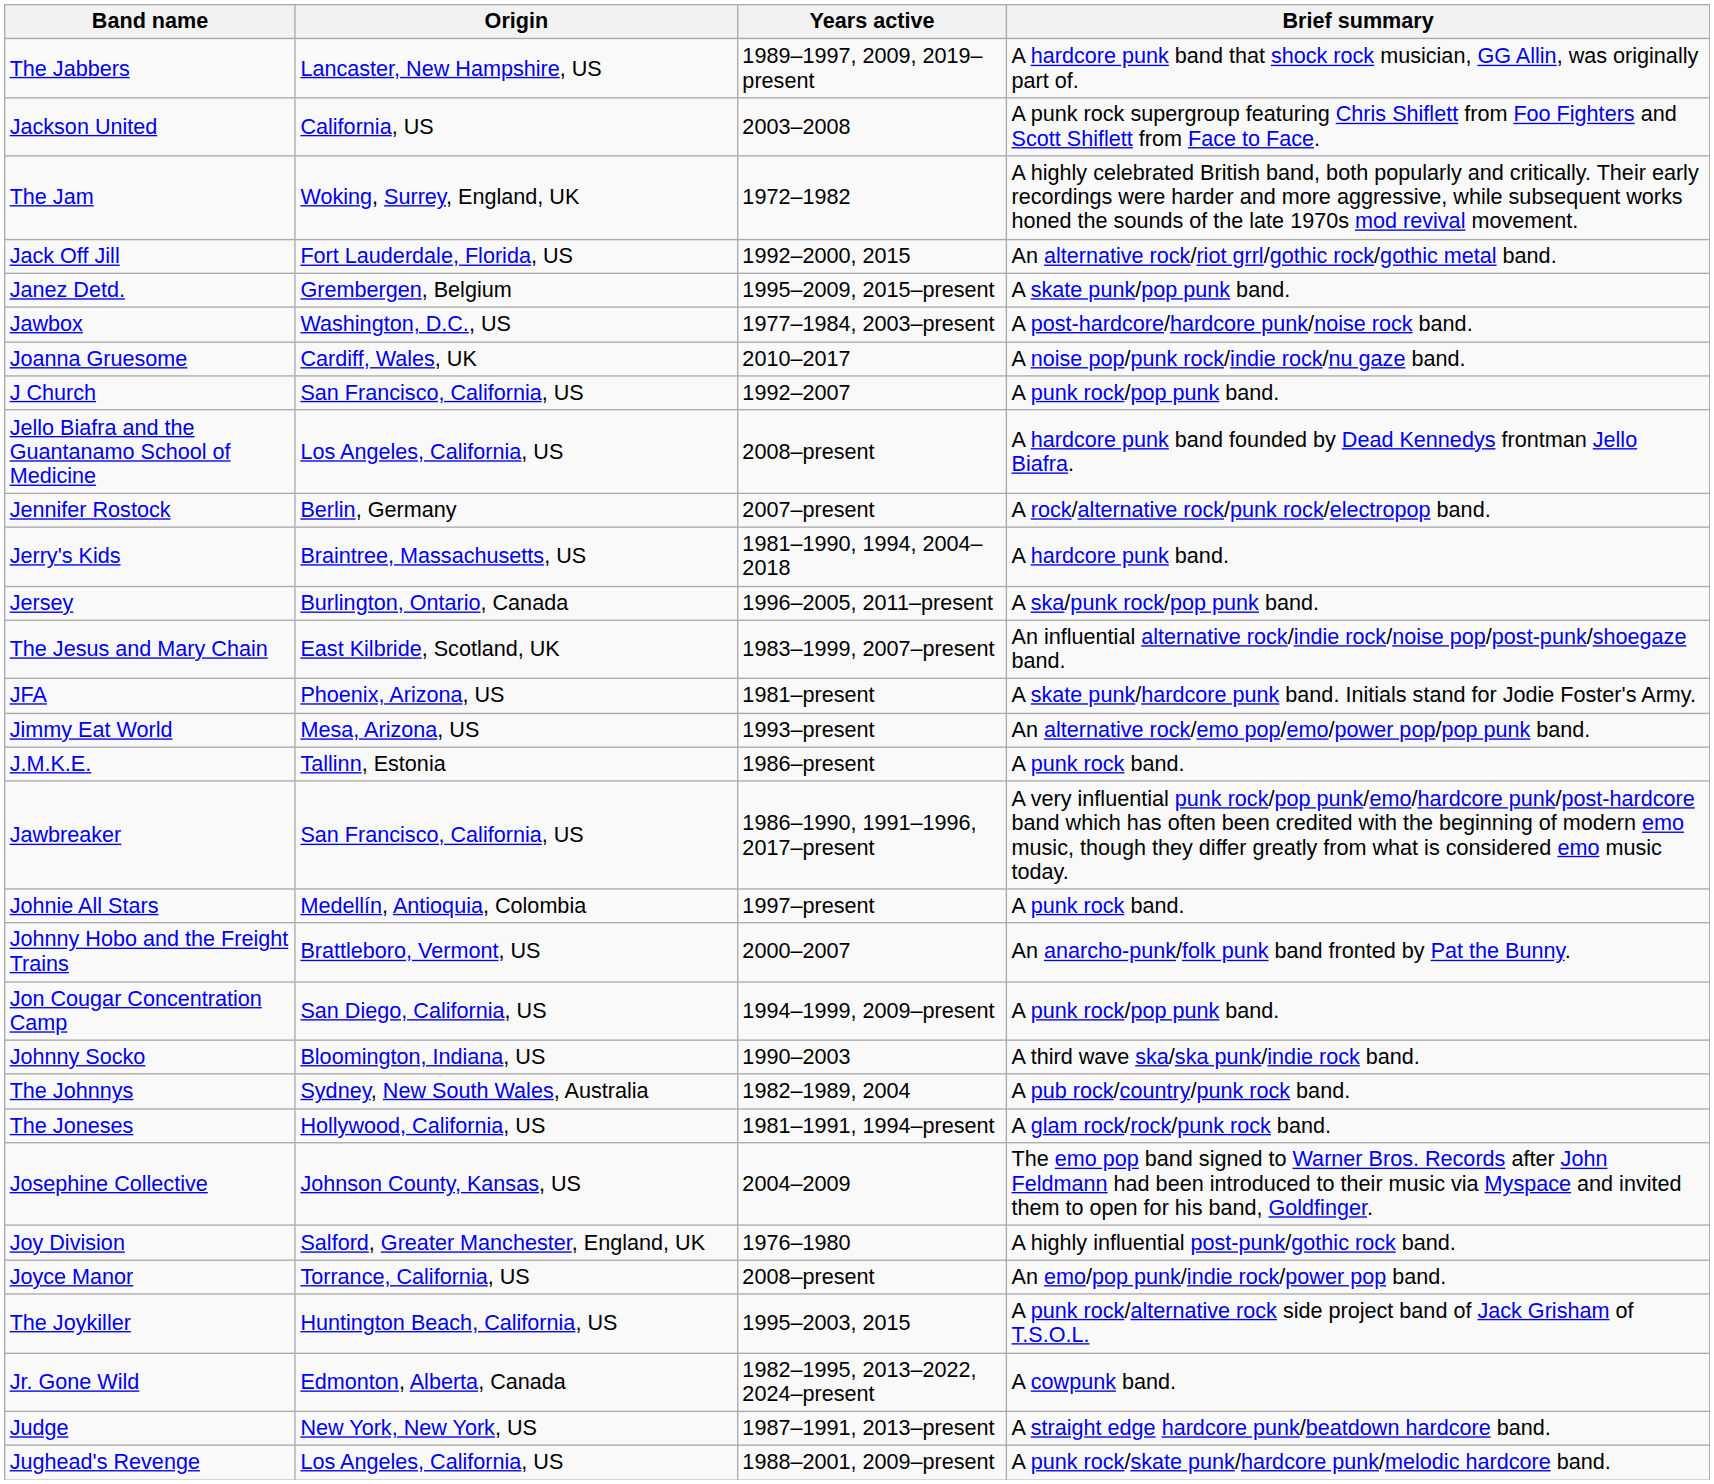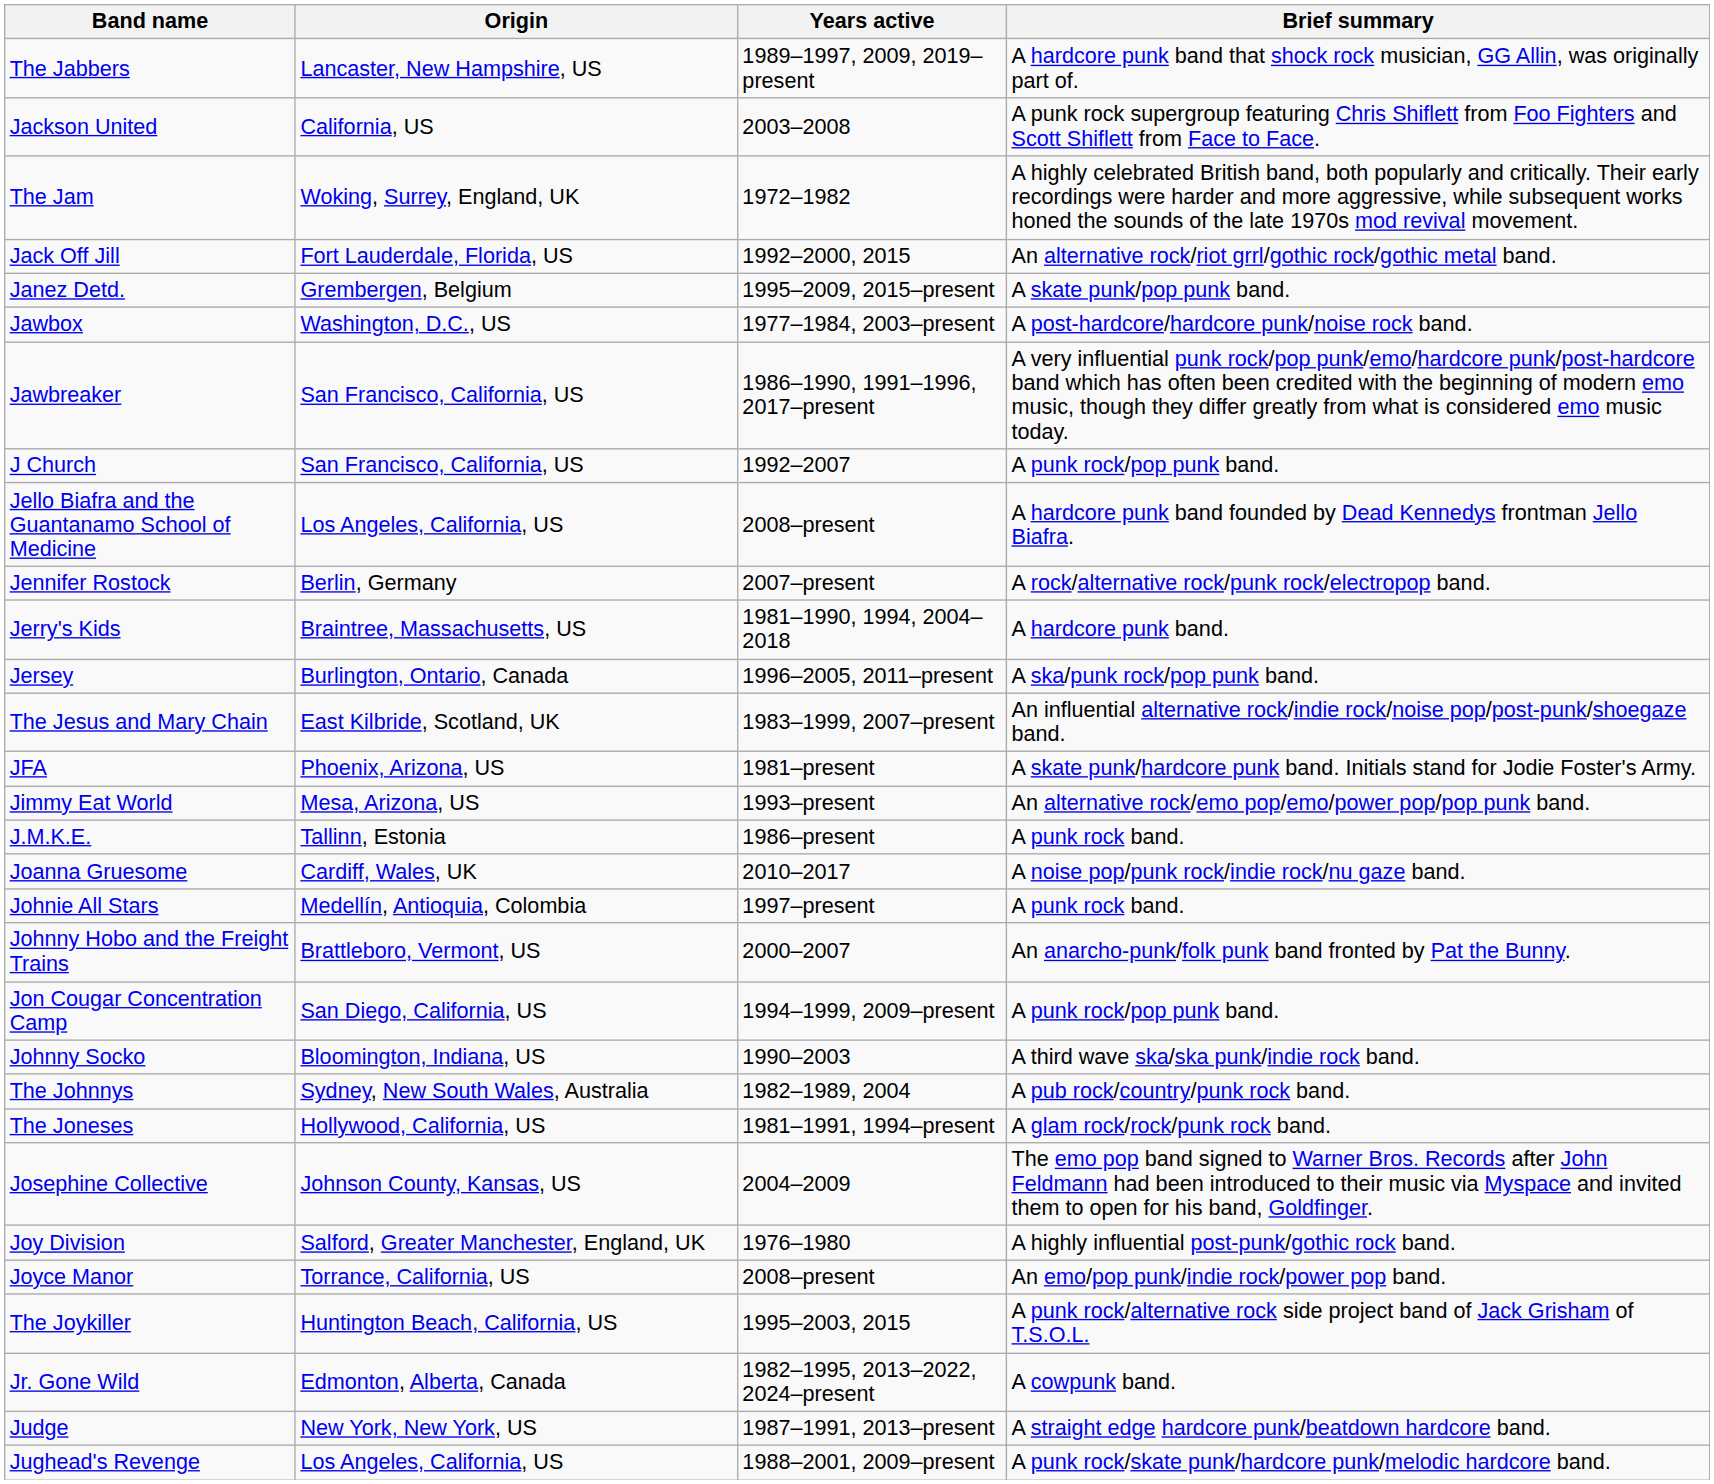rows swapped: (65, 834) <-> (99, 358)
